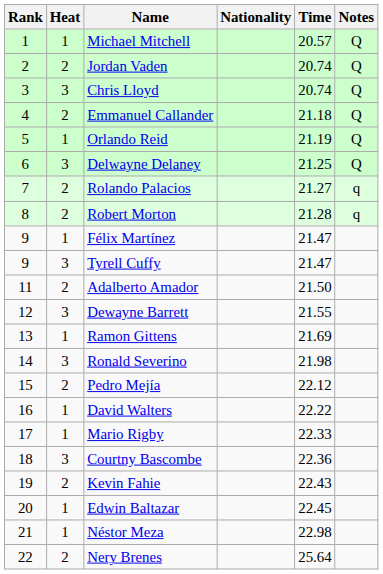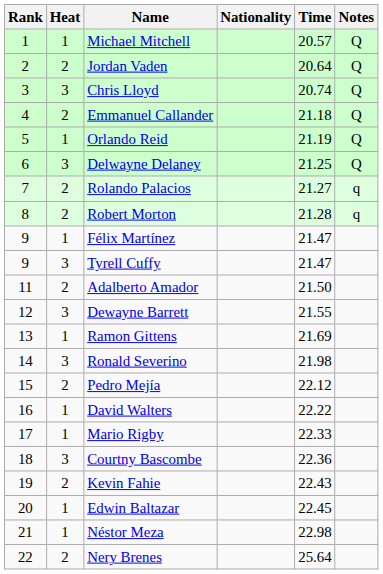(315, 66) 20.74 -> (315, 66) 20.64
